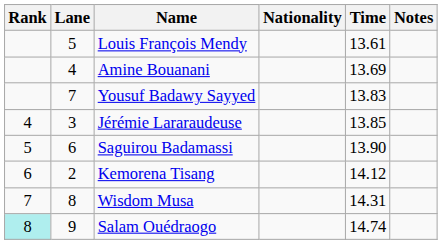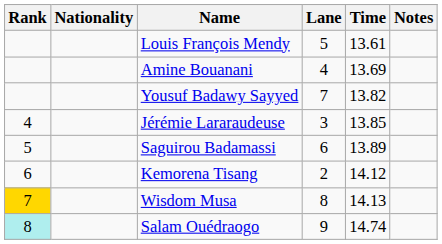columns swapped: (72, 17) <-> (302, 17)
(368, 95) 13.83 -> (368, 95) 13.82
(368, 148) 13.90 -> (368, 148) 13.89
(28, 200) no background -> (28, 200) gold background
(368, 200) 14.31 -> (368, 200) 14.13
